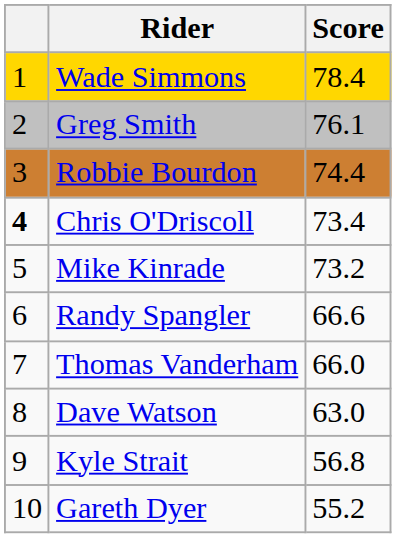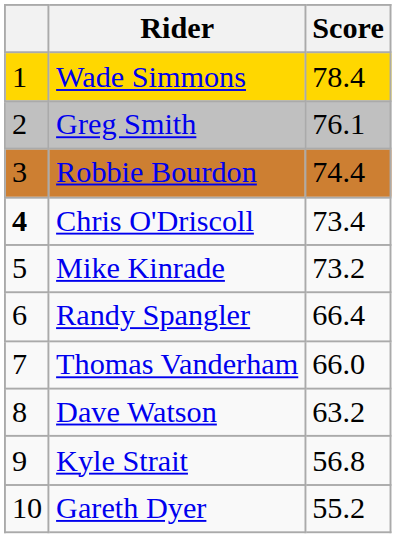(339, 316) 66.6 -> (339, 316) 66.4
(339, 412) 63.0 -> (339, 412) 63.2
